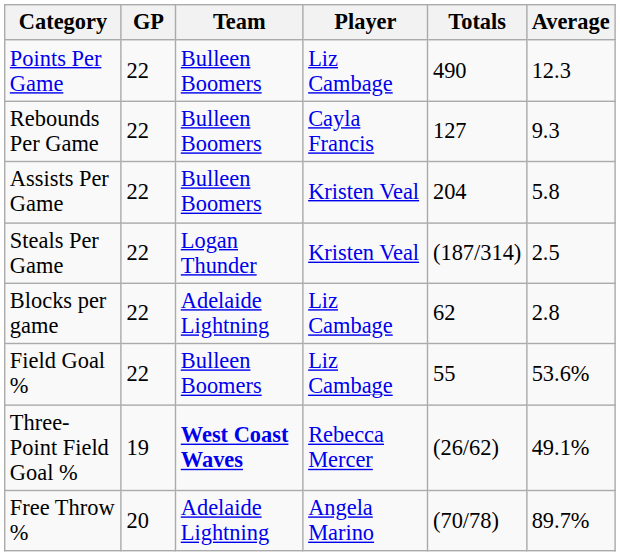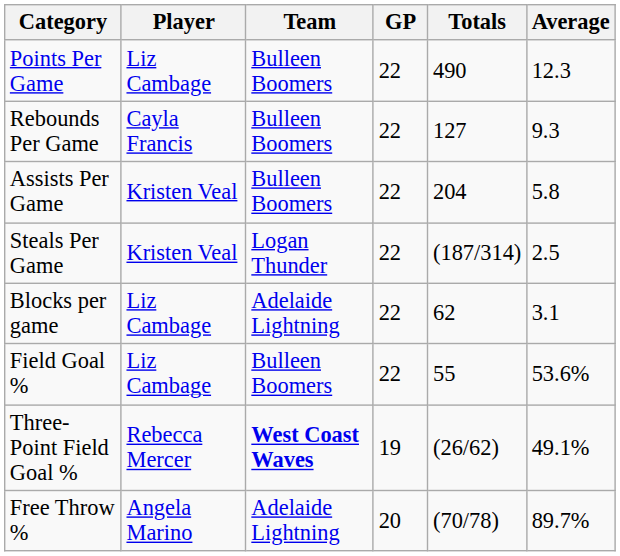columns swapped: (365, 22) <-> (148, 22)
(546, 313) 2.8 -> (546, 313) 3.1
